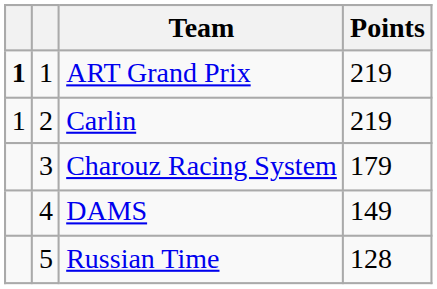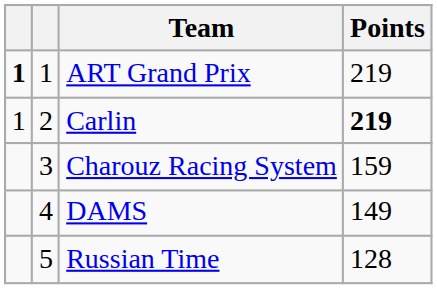(371, 119) normal -> (371, 119) bold
(371, 165) 179 -> (371, 165) 159
